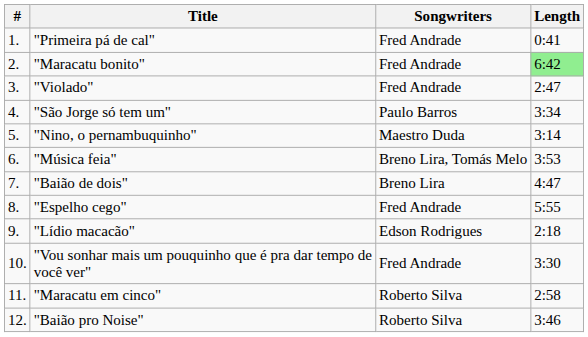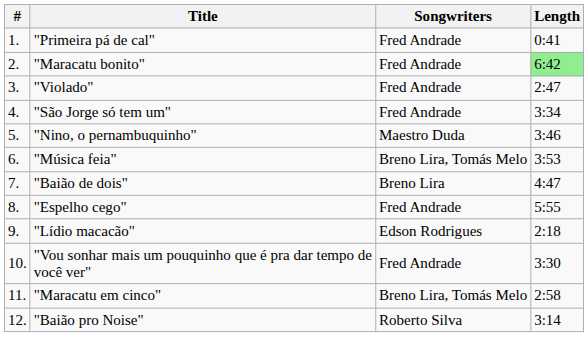(418, 111) Paulo Barros -> (420, 111) Fred Andrade
(548, 135) 3:14 -> (548, 135) 3:46
(421, 295) Roberto Silva -> (453, 295) Breno Lira, Tomás Melo
(548, 319) 3:46 -> (548, 319) 3:14
